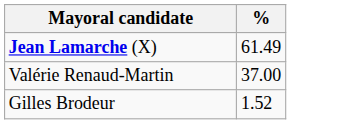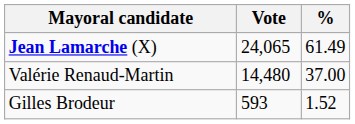+ column: (269, 18)
